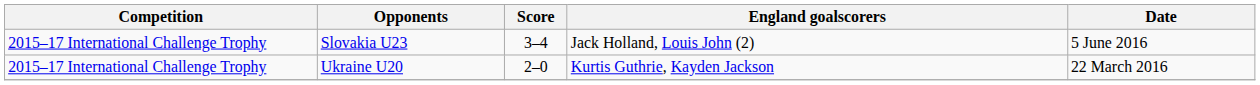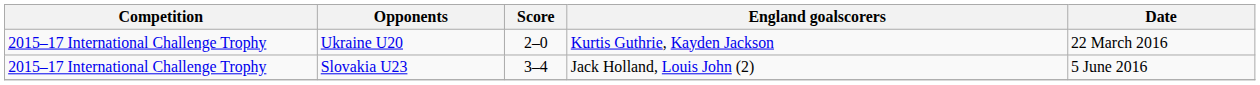rows swapped: (364, 42) <-> (362, 67)
